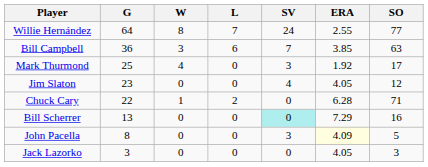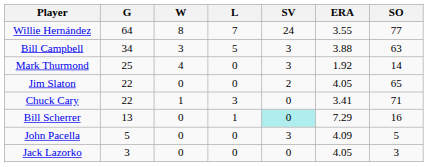(342, 30) 2.55 -> (342, 30) 3.55
(127, 48) 36 -> (127, 48) 34
(235, 48) 6 -> (235, 48) 5
(289, 48) 7 -> (289, 48) 3
(342, 48) 3.85 -> (342, 48) 3.88
(396, 65) 17 -> (396, 65) 14
(127, 83) 23 -> (127, 83) 22
(289, 83) 4 -> (289, 83) 2
(396, 83) 12 -> (396, 83) 65
(235, 100) 2 -> (235, 100) 3
(342, 100) 6.28 -> (342, 100) 3.41
(235, 118) 0 -> (235, 118) 1
(127, 135) 8 -> (127, 135) 5
(342, 135) lightyellow background -> (342, 135) no background
